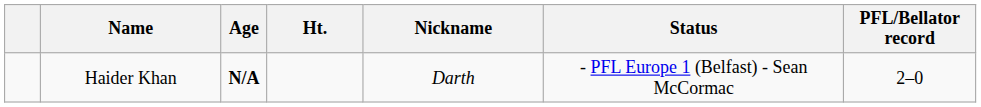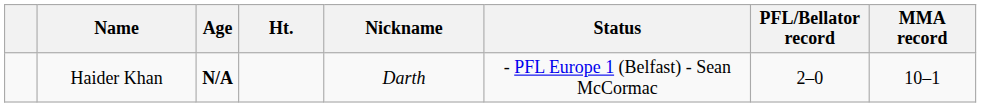+ column: (922, 28)
